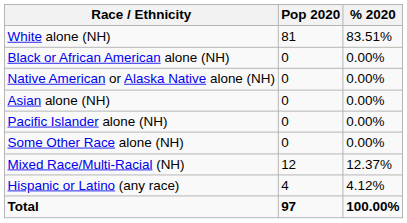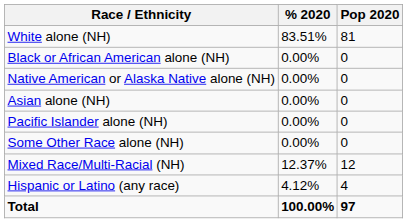columns swapped: (311, 15) <-> (373, 15)
